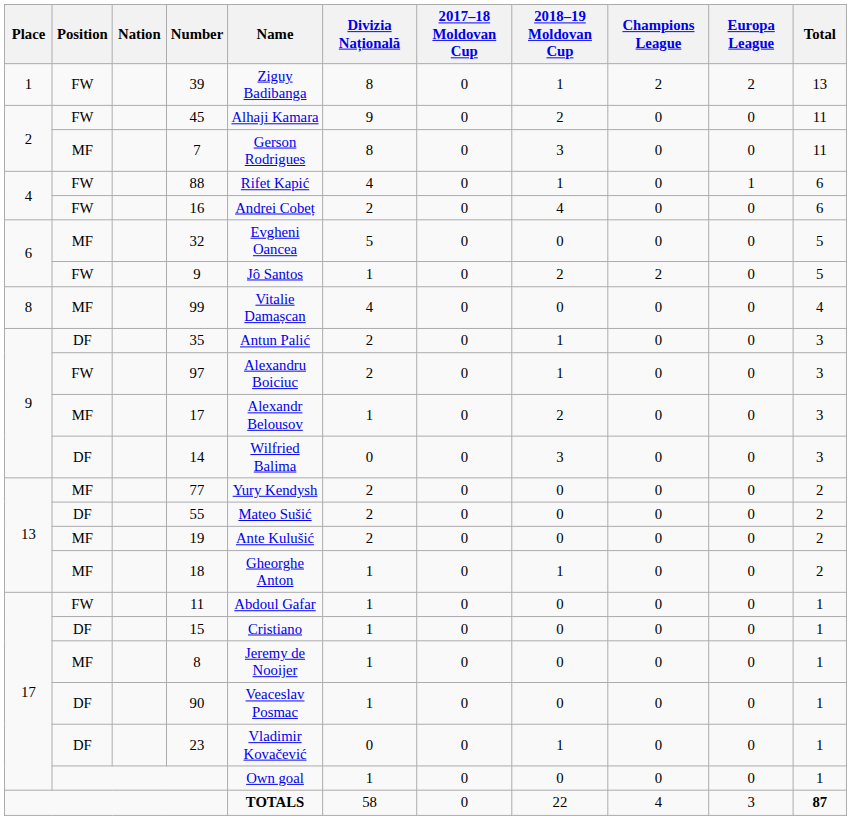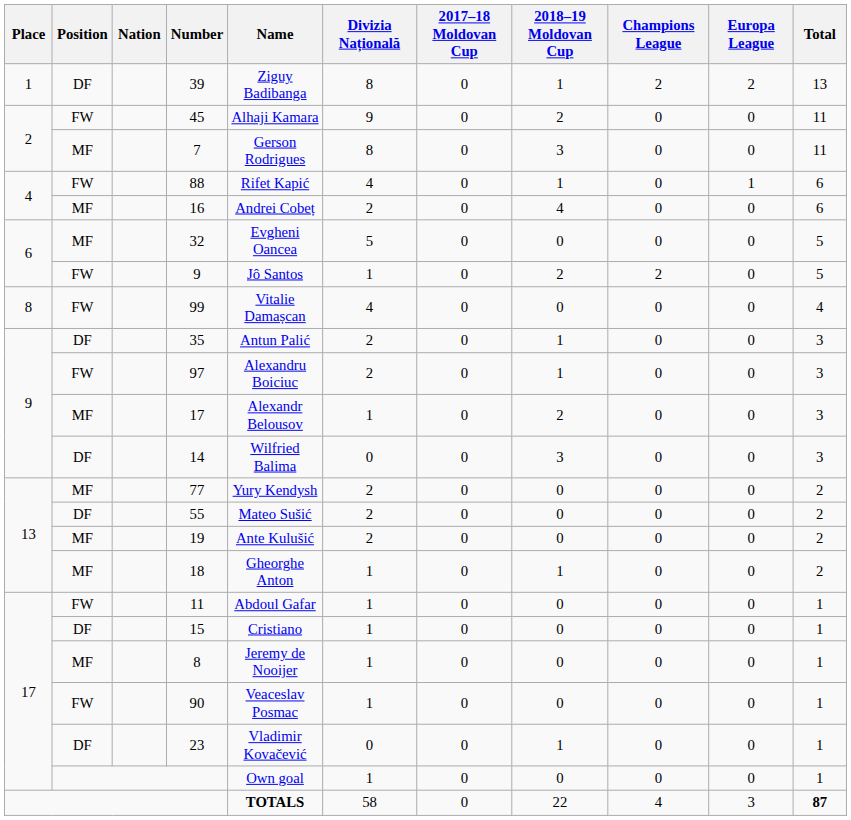(82, 84) FW -> (82, 84) DF
(82, 208) FW -> (82, 208) MF
(82, 307) MF -> (82, 307) FW
(82, 703) DF -> (82, 703) FW
